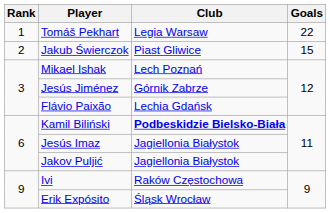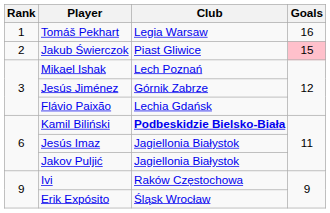(307, 32) 22 -> (307, 32) 16
(307, 50) no background -> (307, 50) pink background
